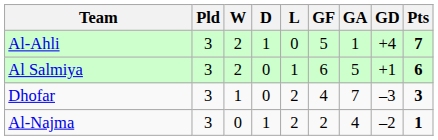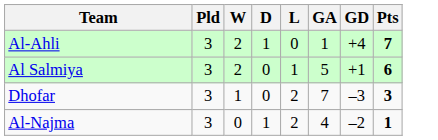- column: (324, 17)
